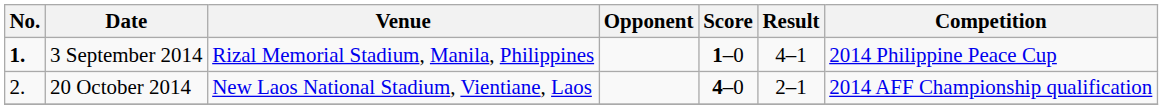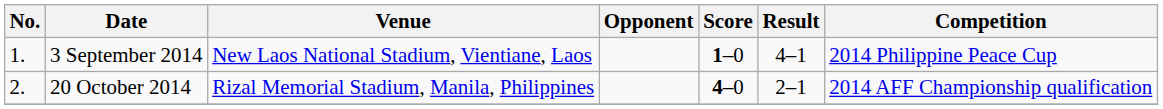(17, 54) bold -> (17, 54) normal
(403, 54) Rizal Memorial Stadium, Manila, Philippines -> (402, 54) New Laos National Stadium, Vientiane, Laos
(402, 87) New Laos National Stadium, Vientiane, Laos -> (403, 87) Rizal Memorial Stadium, Manila, Philippines
